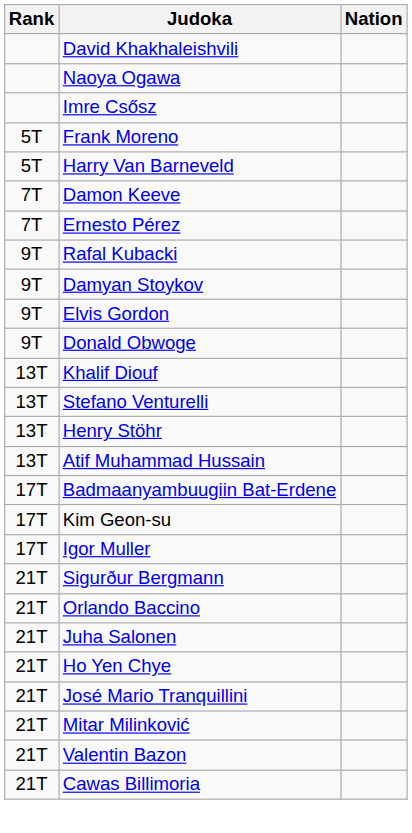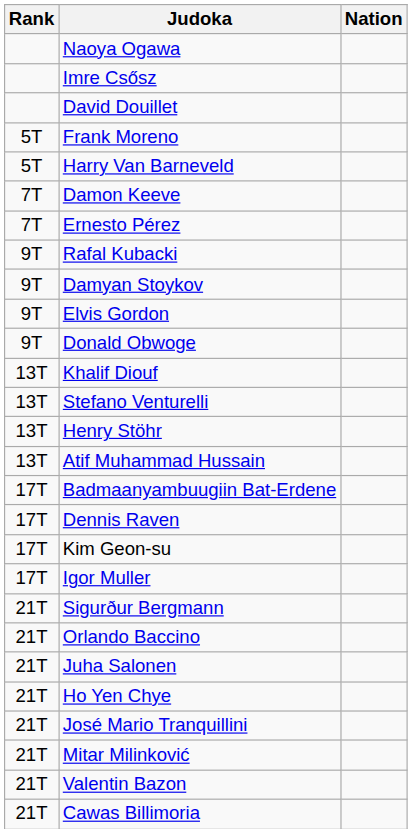- row: (150, 48)
+ row: (120, 107)
+ row: (121, 519)
